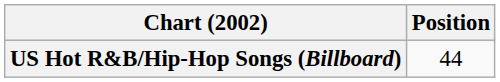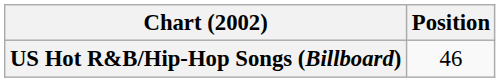(451, 58) 44 -> (451, 58) 46
